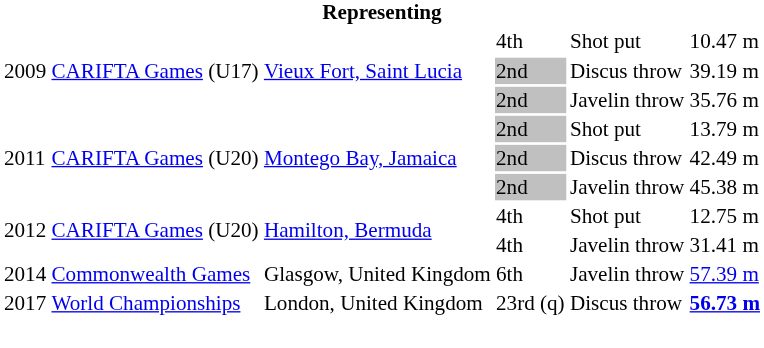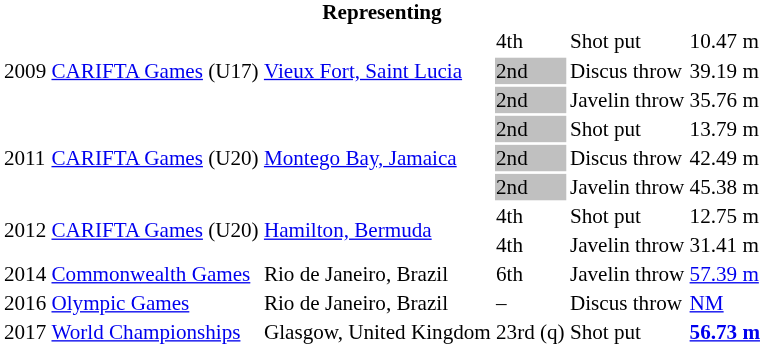(377, 274) Glasgow, United Kingdom -> (356, 274) Rio de Janeiro, Brazil
+ row: (25, 303)
(373, 303) London, United Kingdom -> (377, 332) Glasgow, United Kingdom
(626, 303) Discus throw -> (605, 332) Shot put
